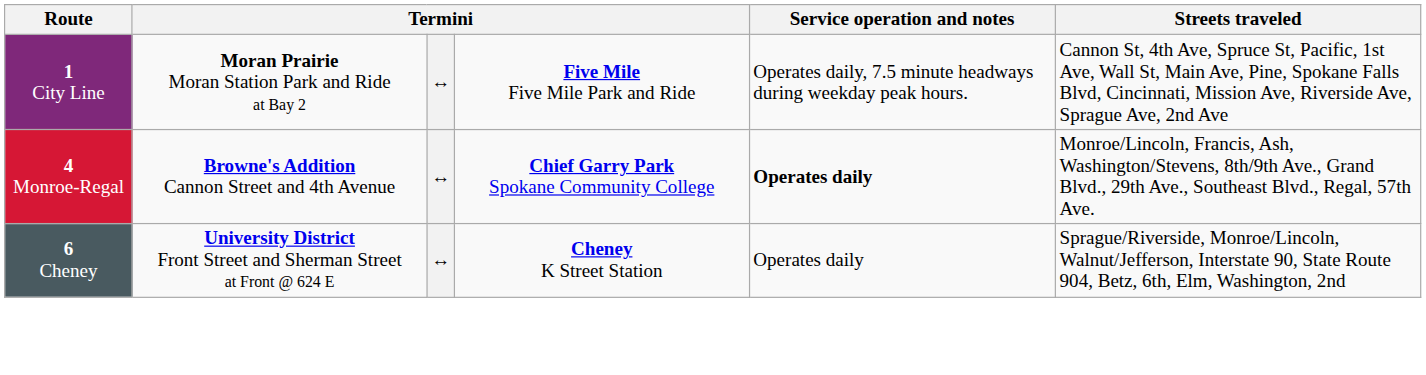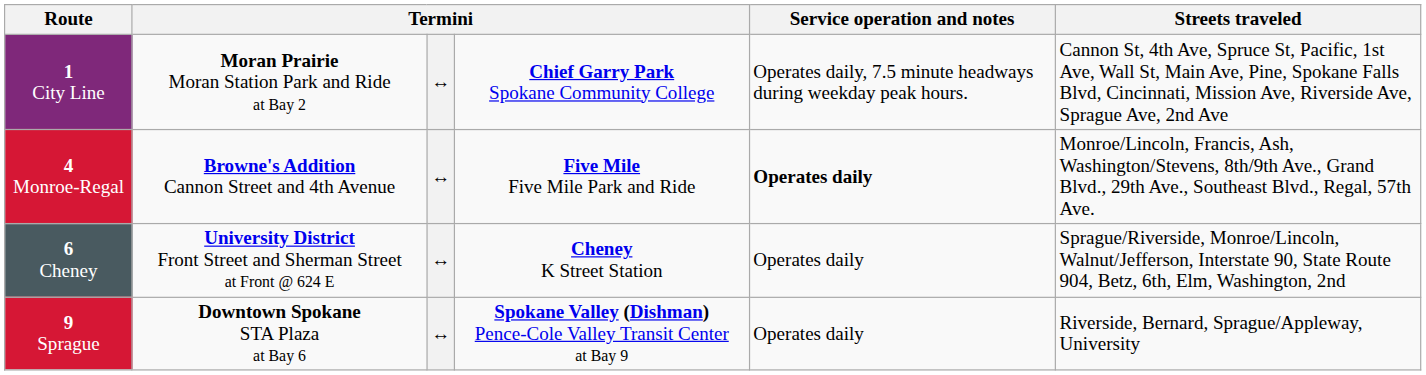(602, 81) Five Mile Five Mile Park and Ride -> (602, 81) Chief Garry Park Spokane Community College
(602, 176) Chief Garry Park Spokane Community College -> (602, 176) Five Mile Five Mile Park and Ride
+ row: (68, 333)
